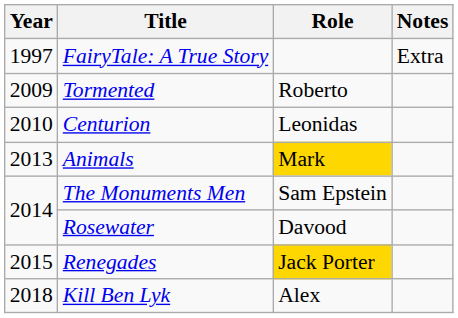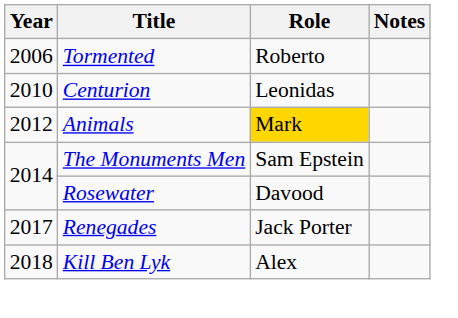- row: (166, 55)
(31, 90) 2009 -> (31, 55) 2006
(31, 158) 2013 -> (31, 124) 2012
(31, 261) 2015 -> (31, 227) 2017
(326, 261) gold background -> (303, 227) no background
